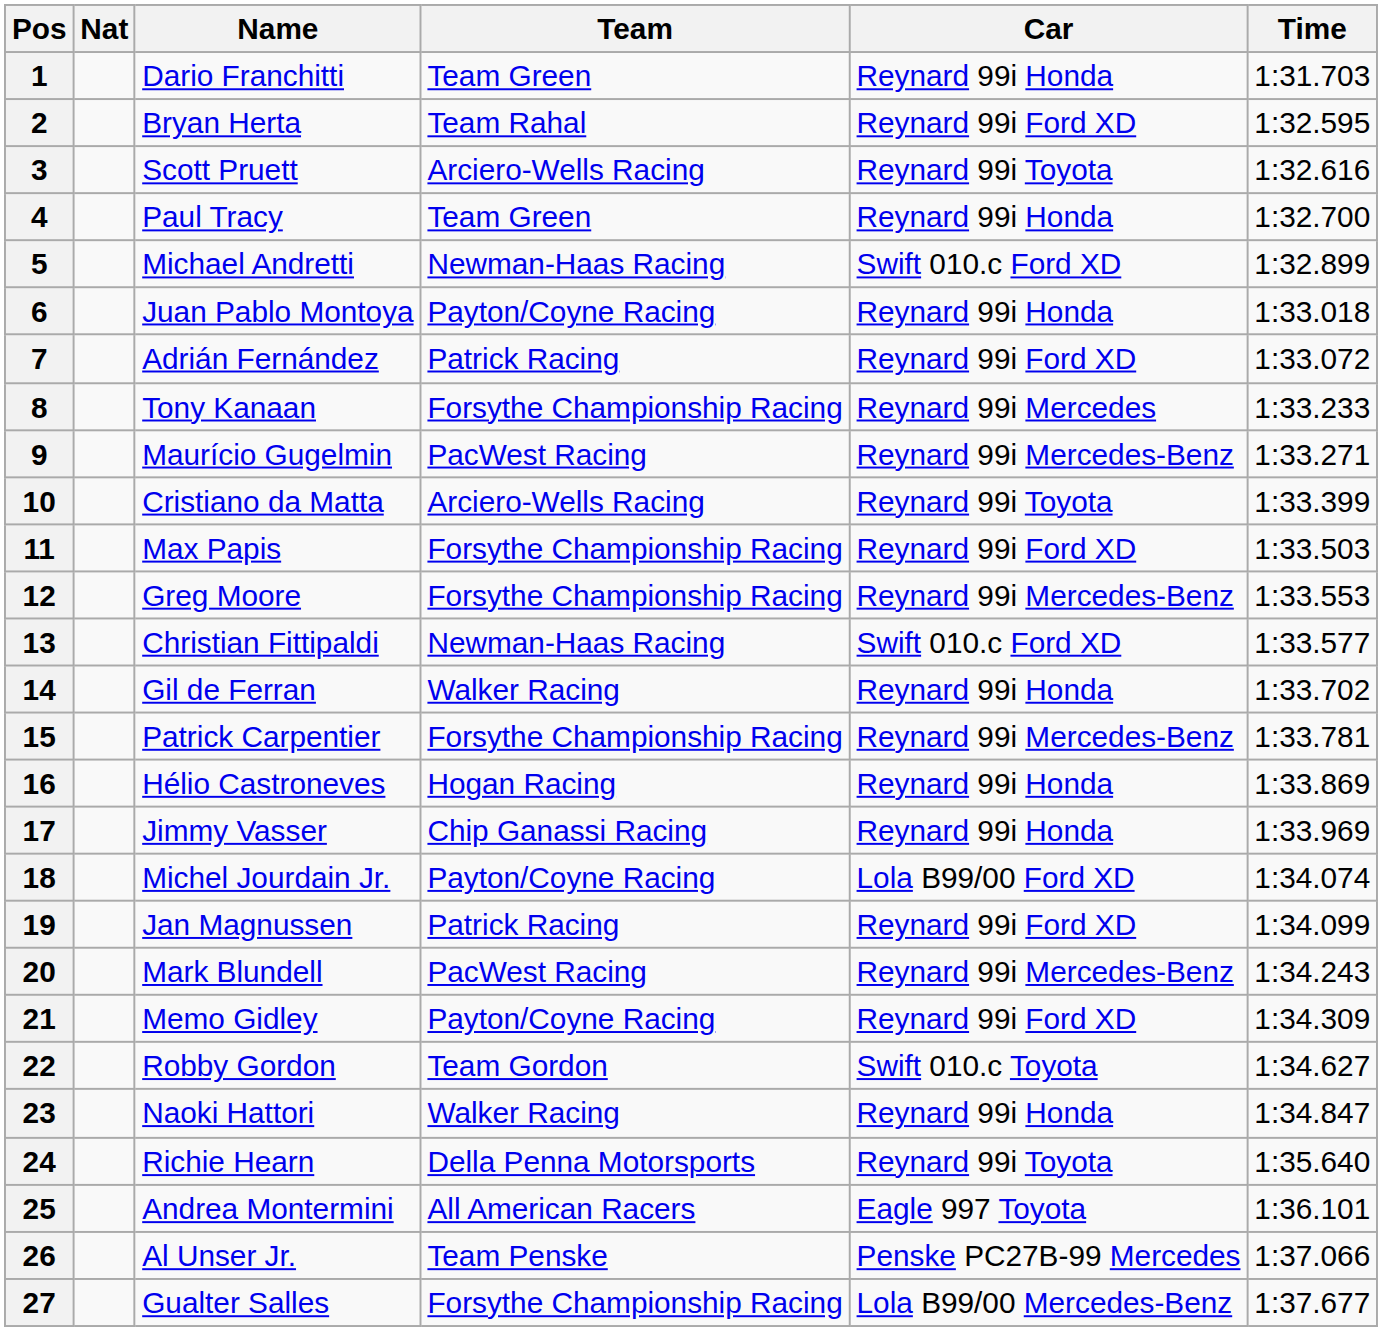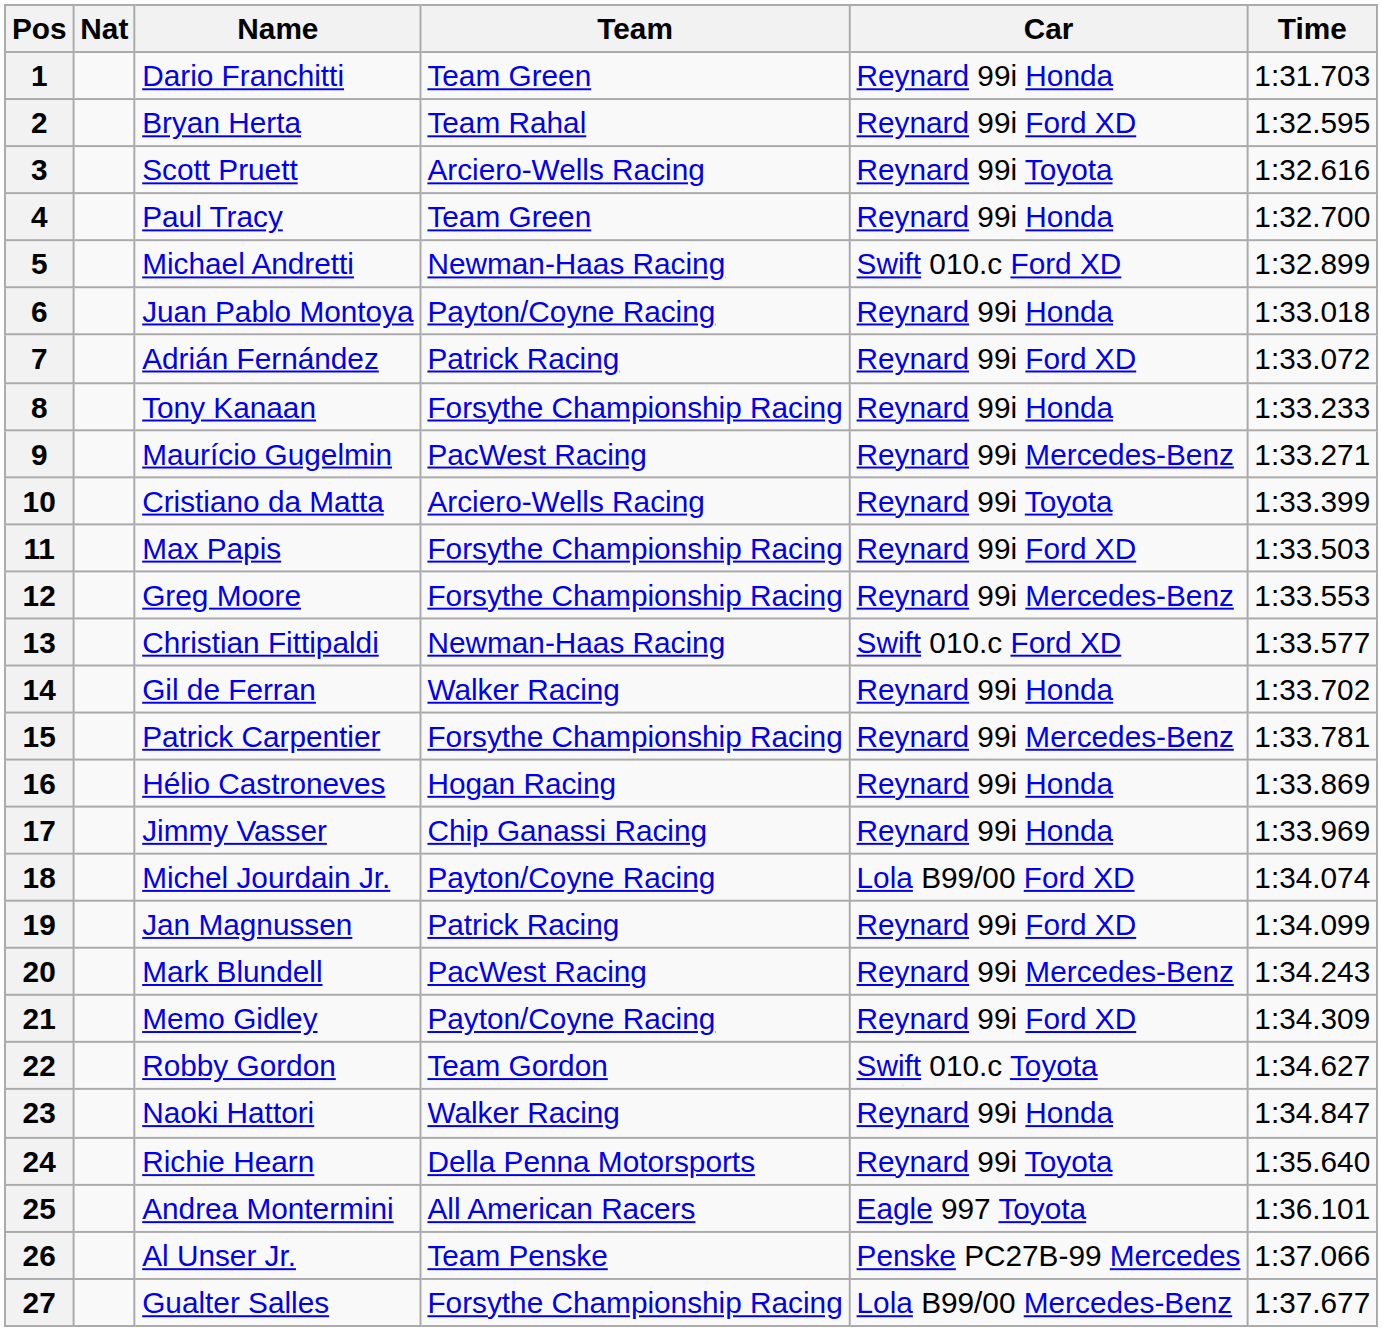(1006, 406) Reynard 99i Mercedes -> (985, 406) Reynard 99i Honda
